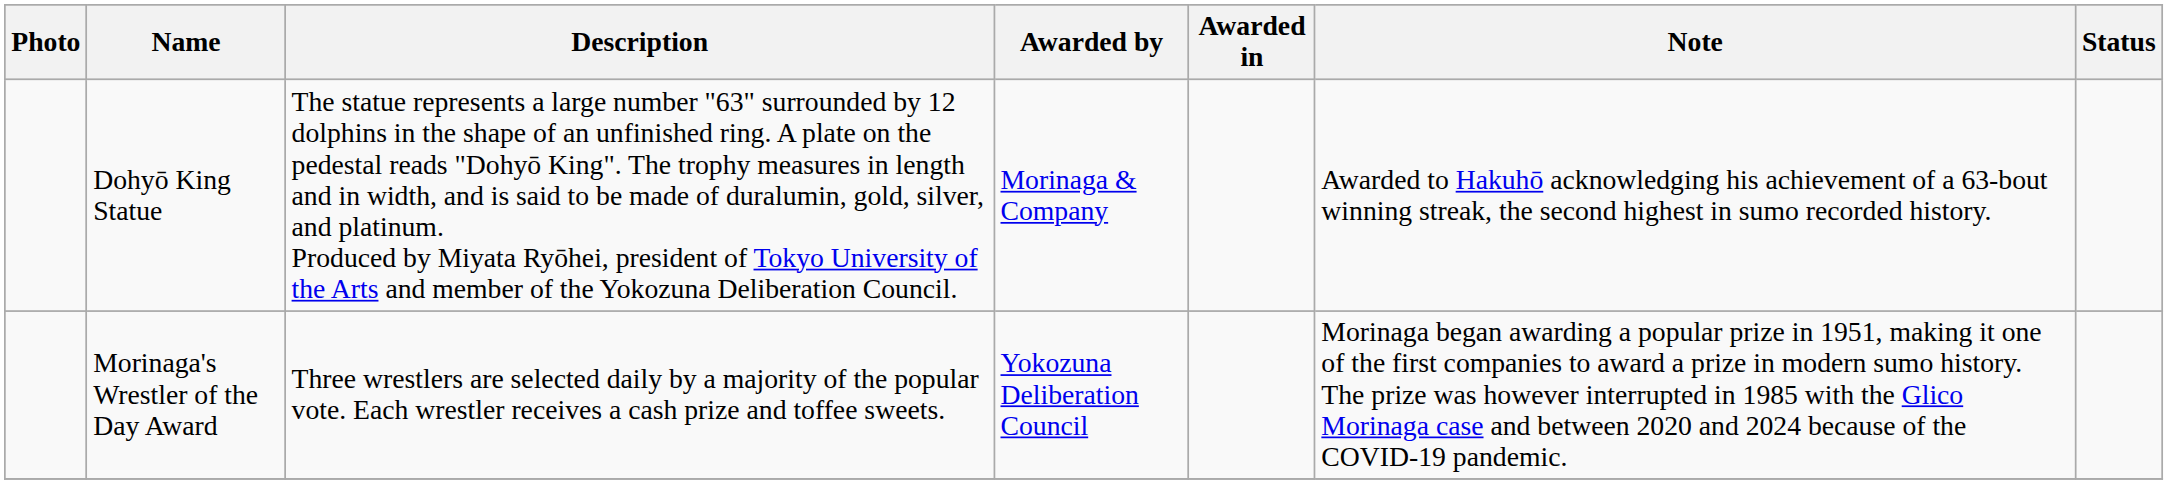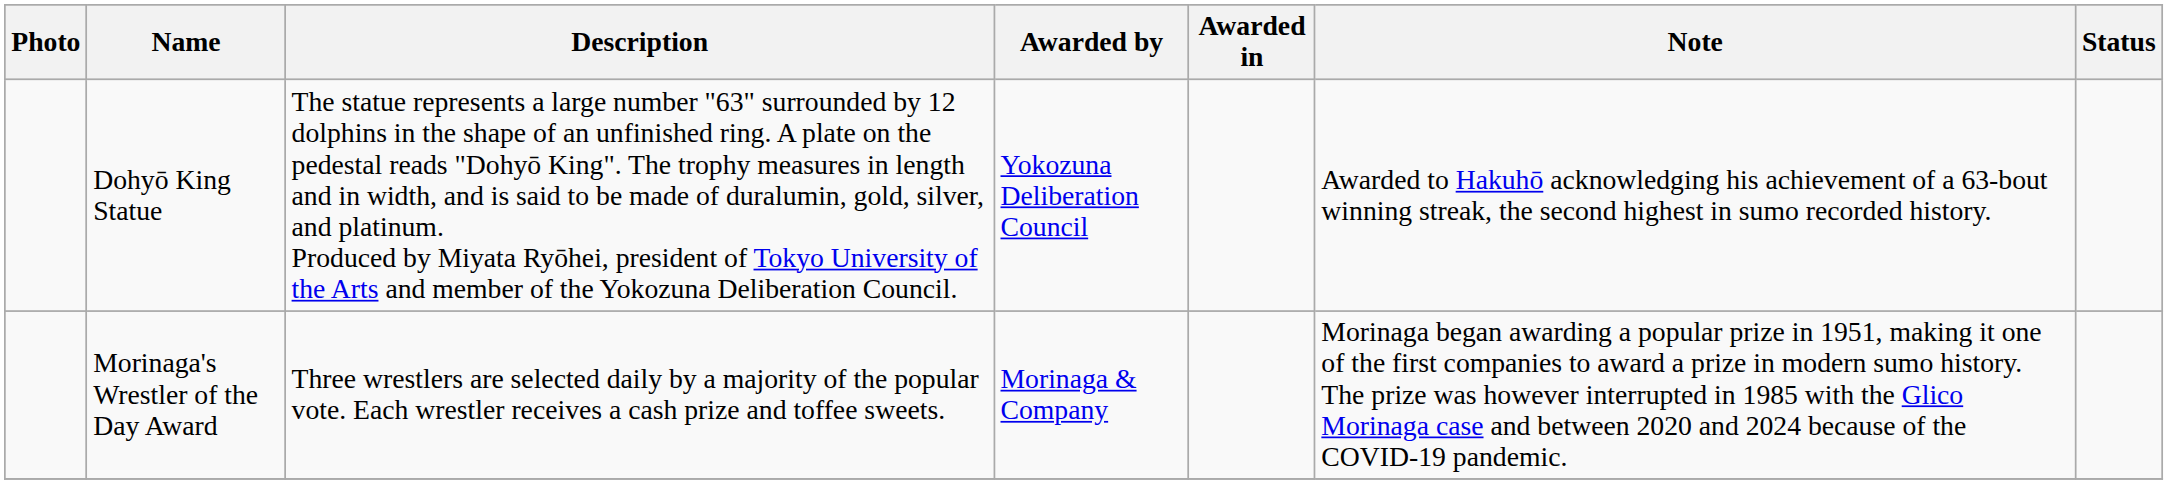(1069, 194) Morinaga & Company -> (1070, 194) Yokozuna Deliberation Council
(1070, 394) Yokozuna Deliberation Council -> (1069, 394) Morinaga & Company
